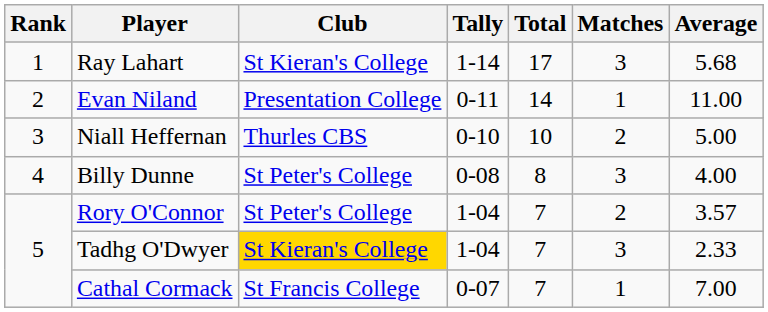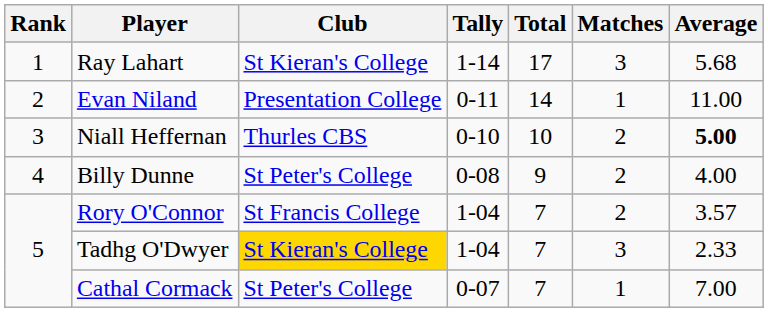(716, 136) normal -> (716, 136) bold
(540, 174) 8 -> (540, 174) 9
(620, 174) 3 -> (620, 174) 2
(328, 212) St Peter's College -> (332, 212) St Francis College
(332, 288) St Francis College -> (328, 288) St Peter's College
